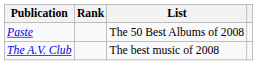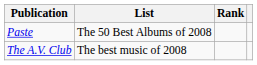columns swapped: (177, 13) <-> (91, 13)
